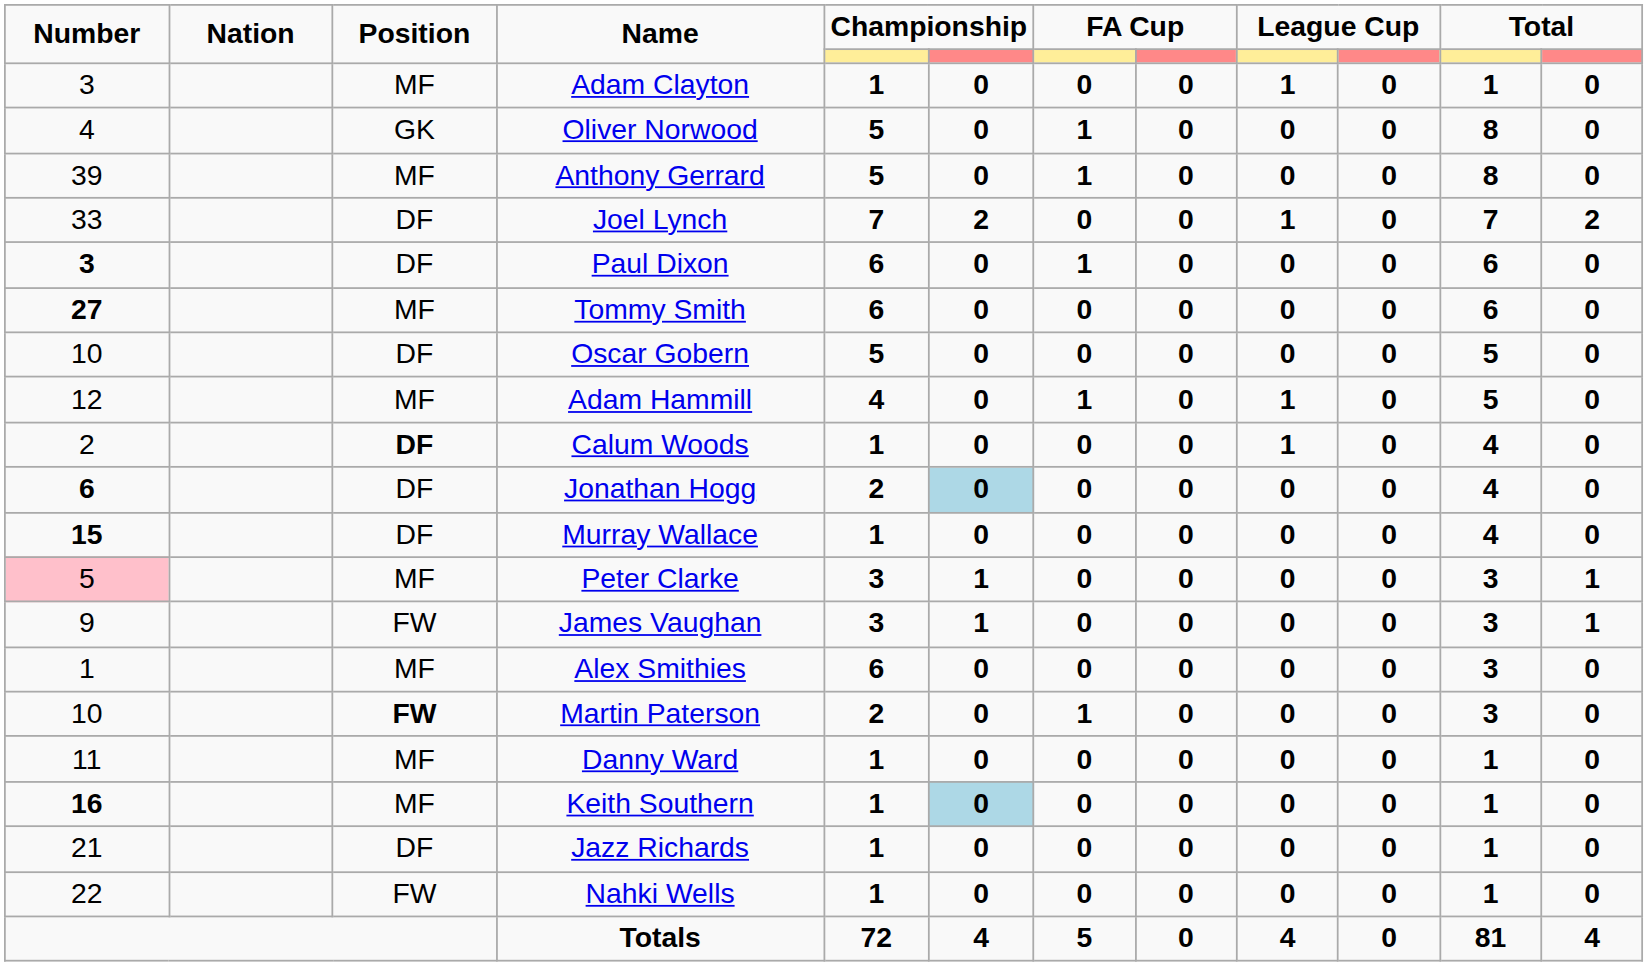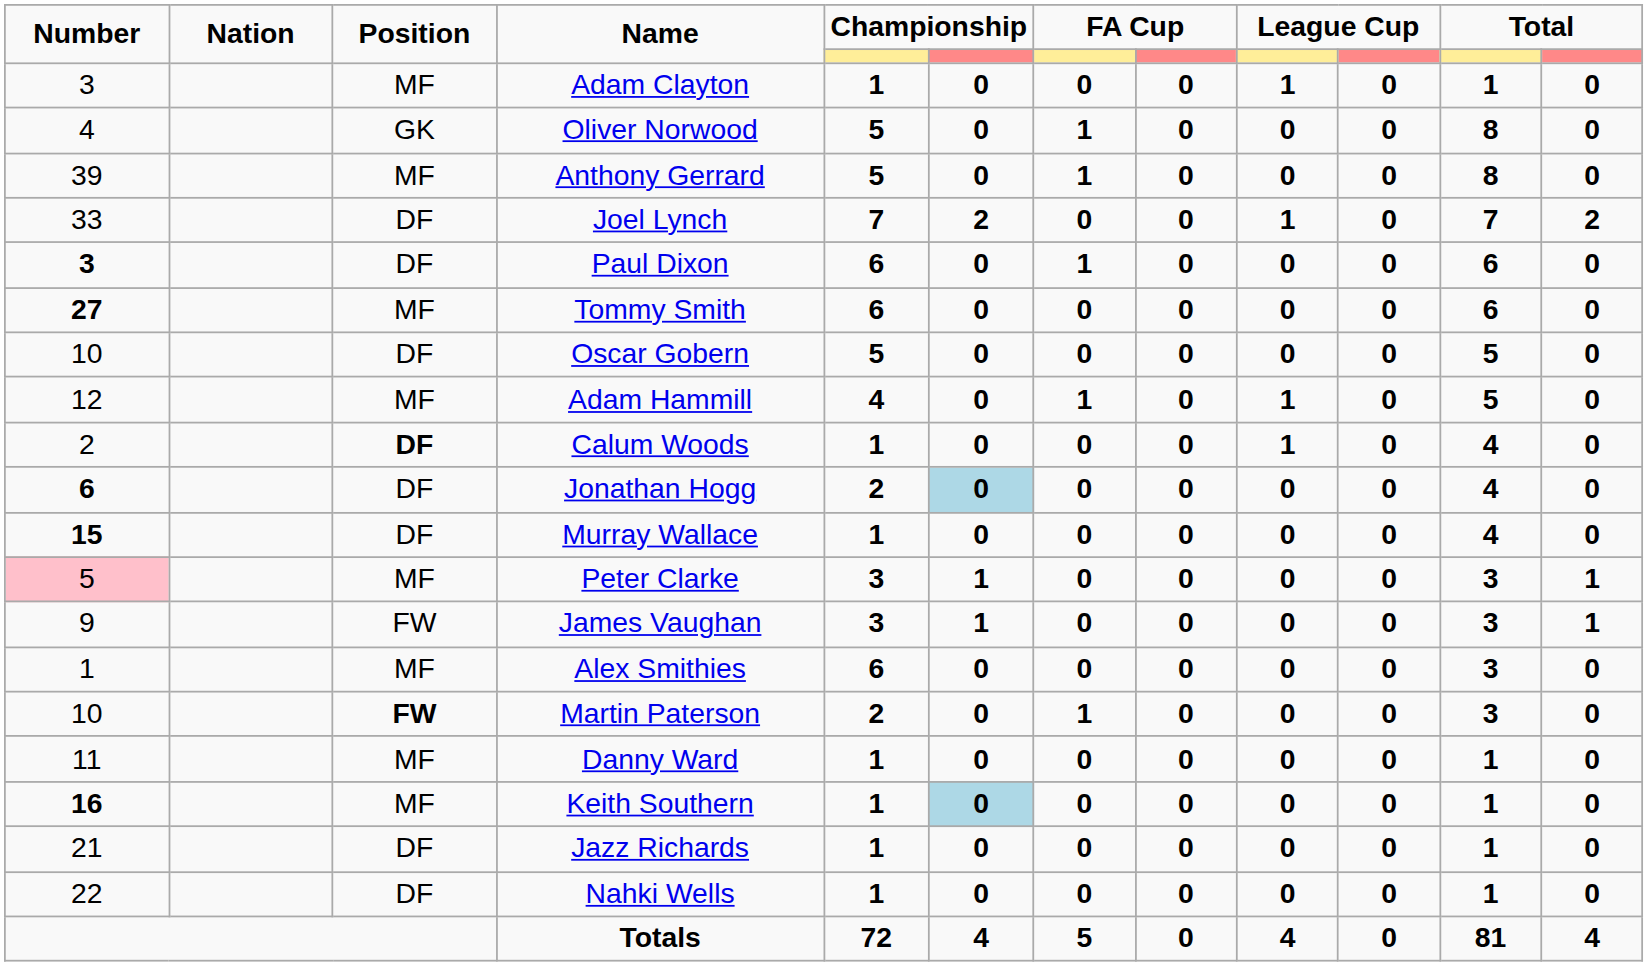(414, 893) FW -> (414, 893) DF
